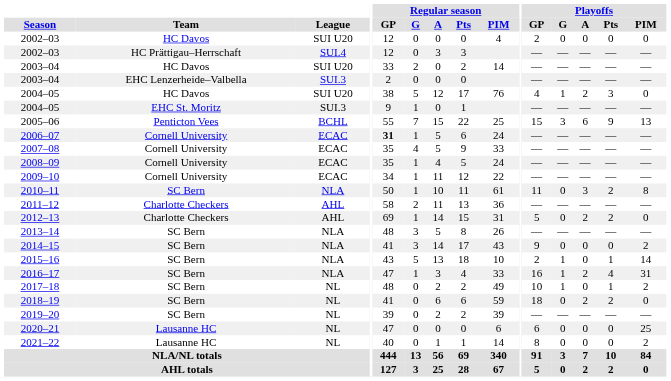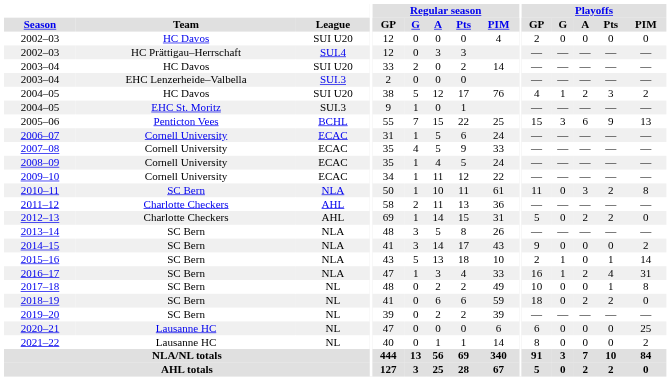(646, 93) 0 -> (646, 93) 2
(388, 135) bold -> (388, 135) normal
(563, 287) 1 -> (563, 287) 0
(646, 287) 2 -> (646, 287) 8
